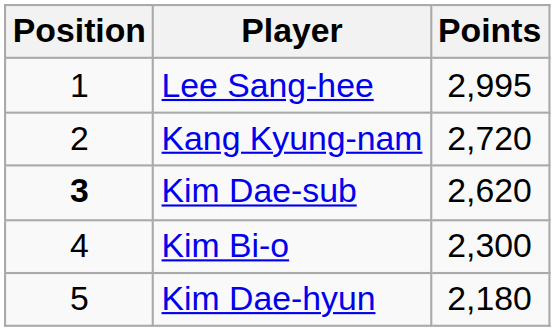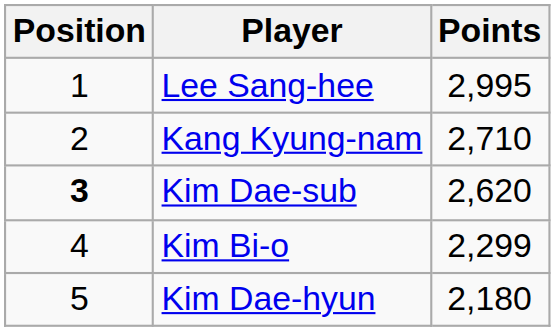(490, 138) 2,720 -> (490, 138) 2,710
(490, 245) 2,300 -> (490, 245) 2,299
